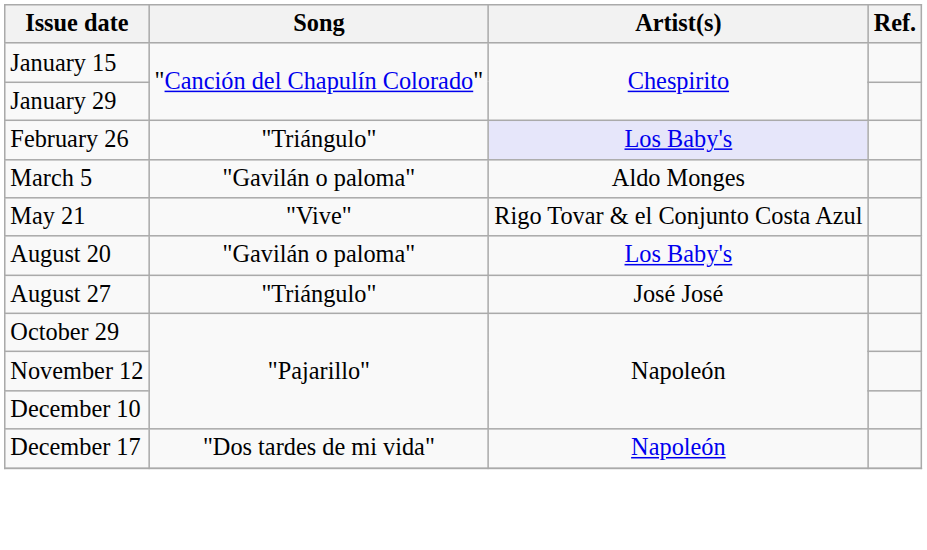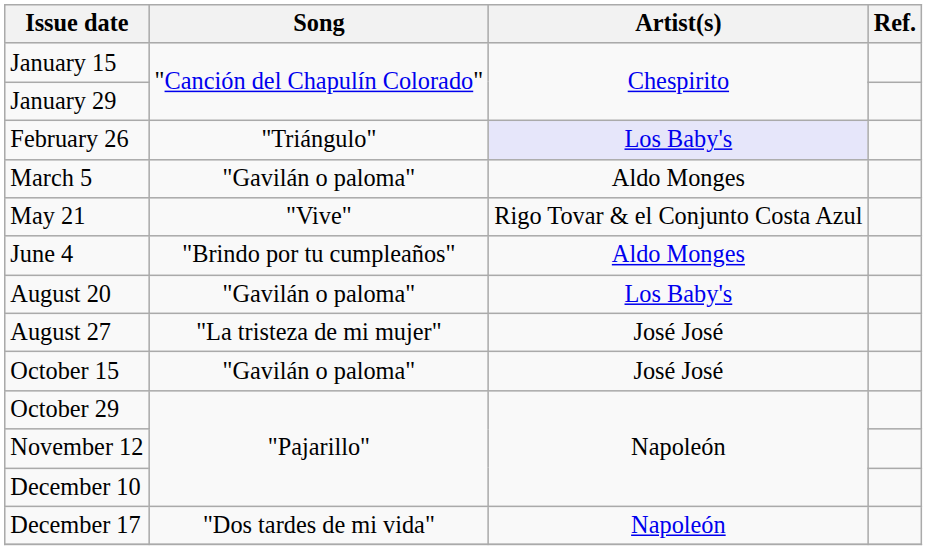+ row: (42, 255)
(319, 293) "Triángulo" -> (319, 332) "La tristeza de mi mujer"
+ row: (65, 370)
